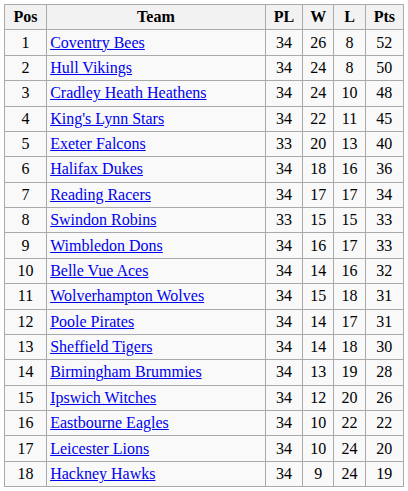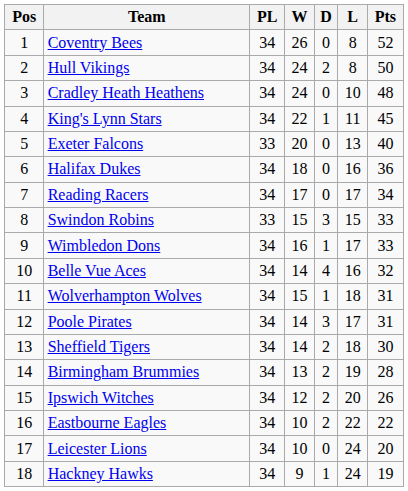+ column: (326, 17)
